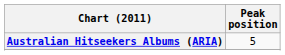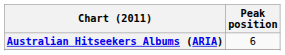(253, 41) 5 -> (253, 41) 6
